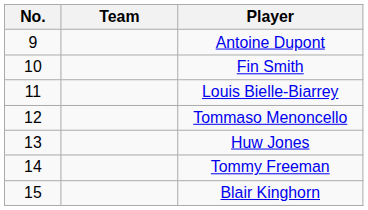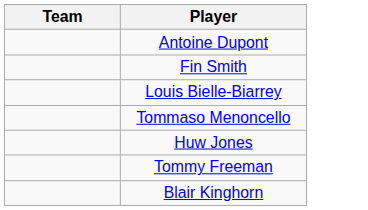- column: (33, 17)
